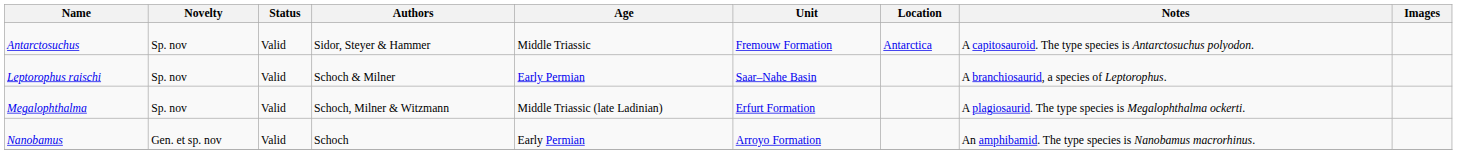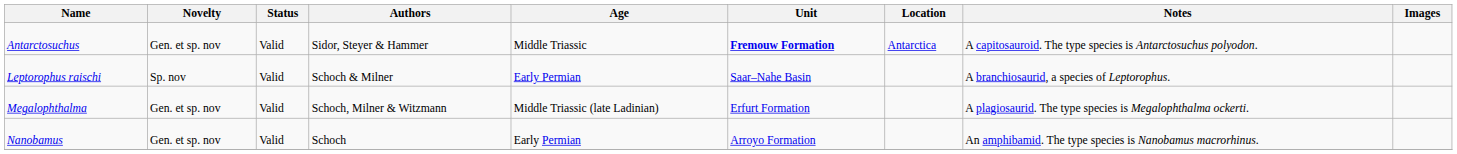(169, 45) Sp. nov -> (185, 45) Gen. et sp. nov
(784, 45) normal -> (782, 45) bold
(169, 108) Sp. nov -> (185, 108) Gen. et sp. nov
